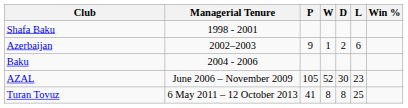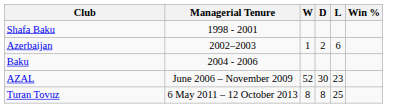- column: (310, 12)
